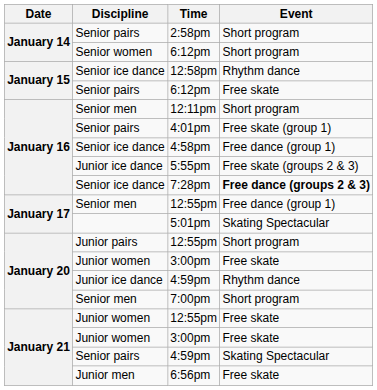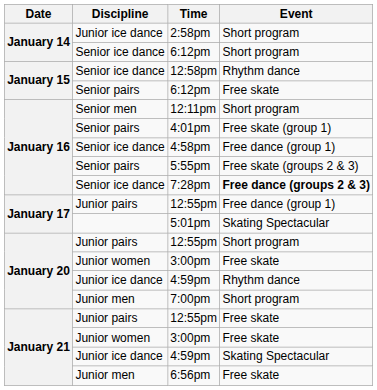(107, 33) Senior pairs -> (119, 33) Junior ice dance
(114, 52) Senior women -> (120, 52) Senior ice dance
(119, 166) Junior ice dance -> (107, 166) Senior pairs
(106, 204) Senior men -> (106, 204) Junior pairs
(106, 299) Senior men -> (105, 299) Junior men
(113, 318) Junior women -> (106, 318) Junior pairs
(107, 356) Senior pairs -> (119, 356) Junior ice dance
